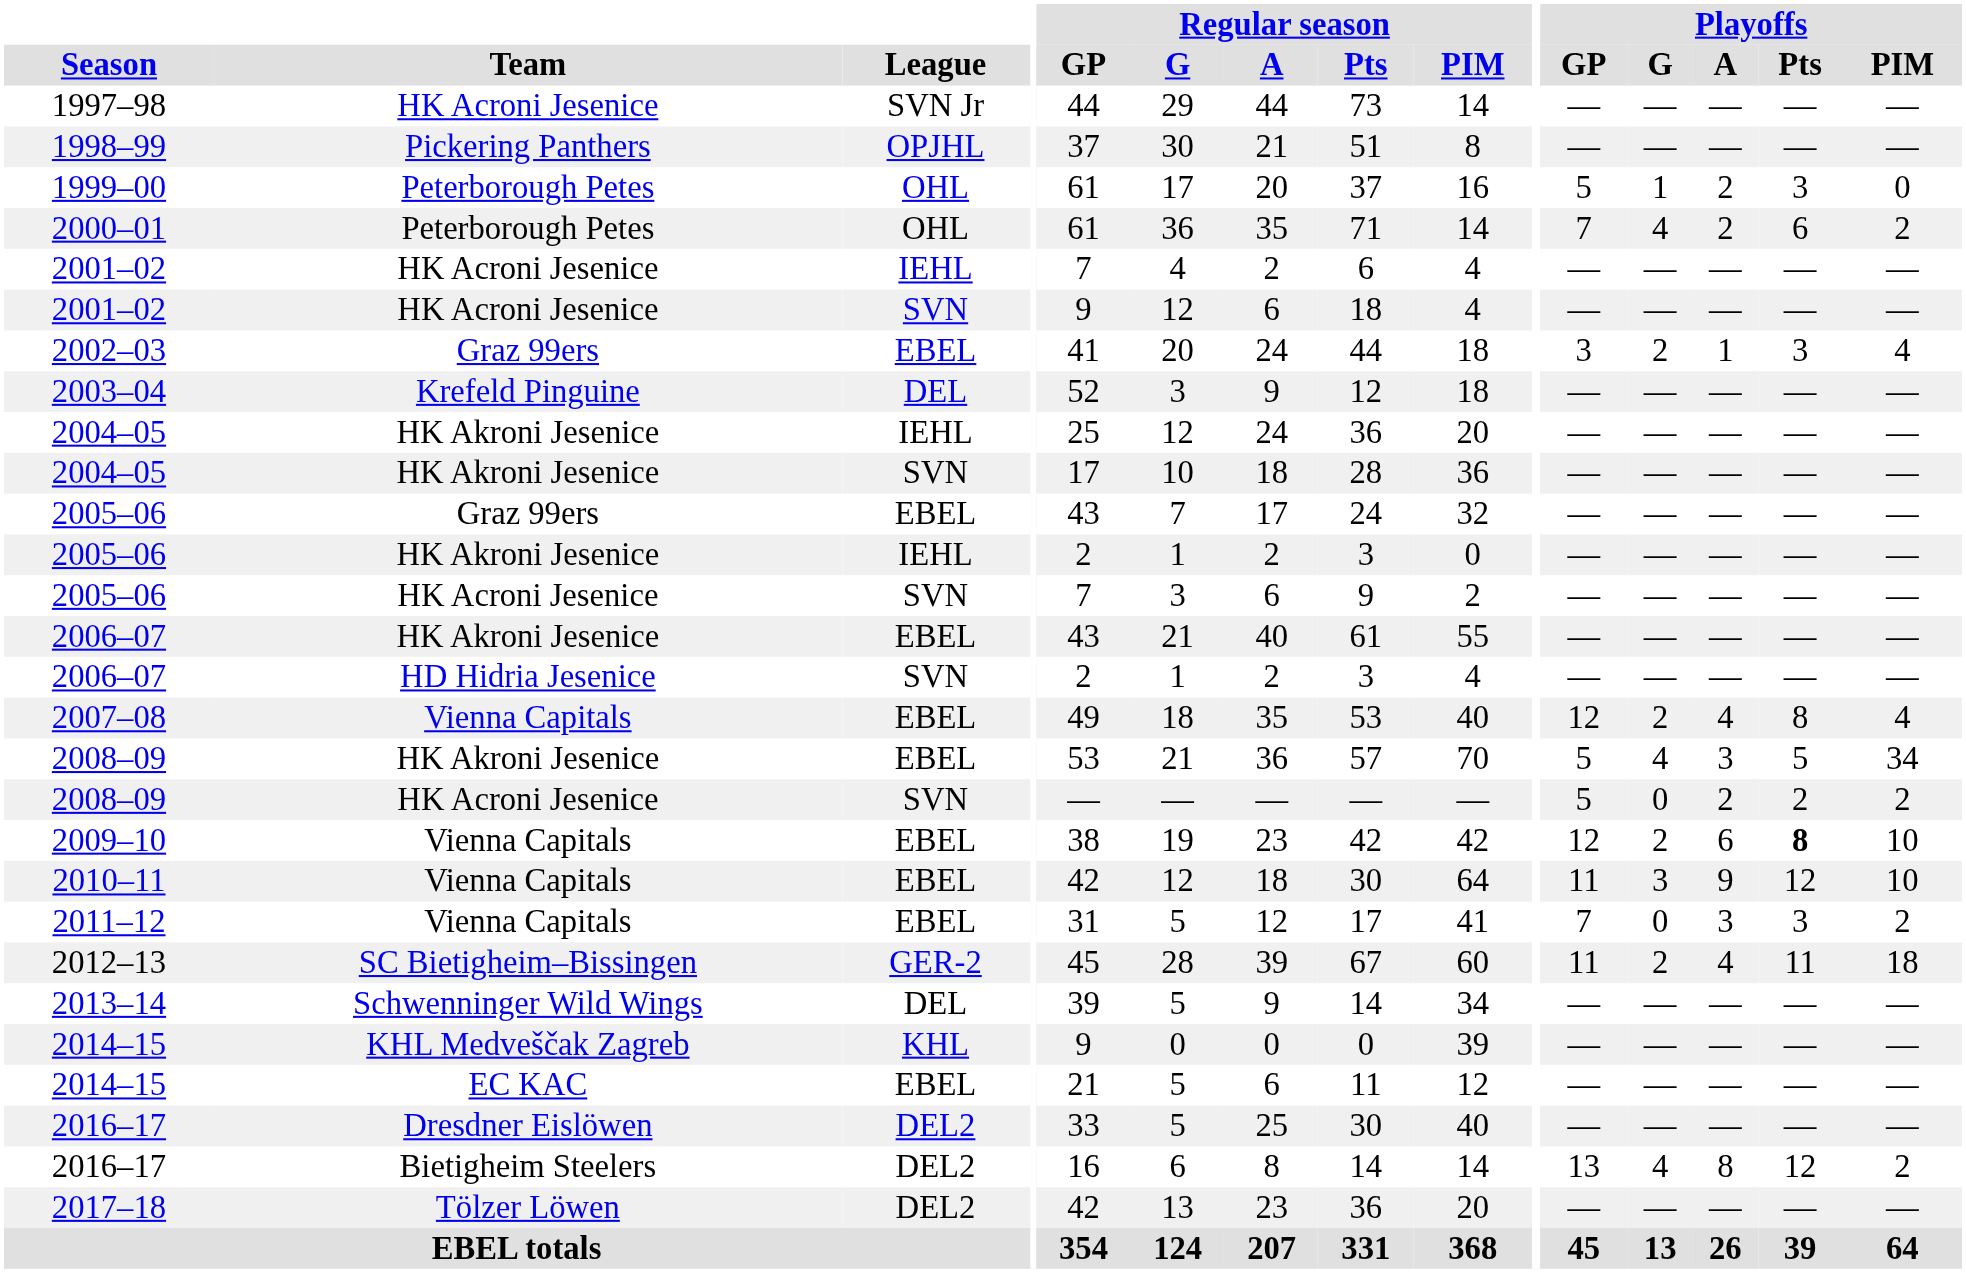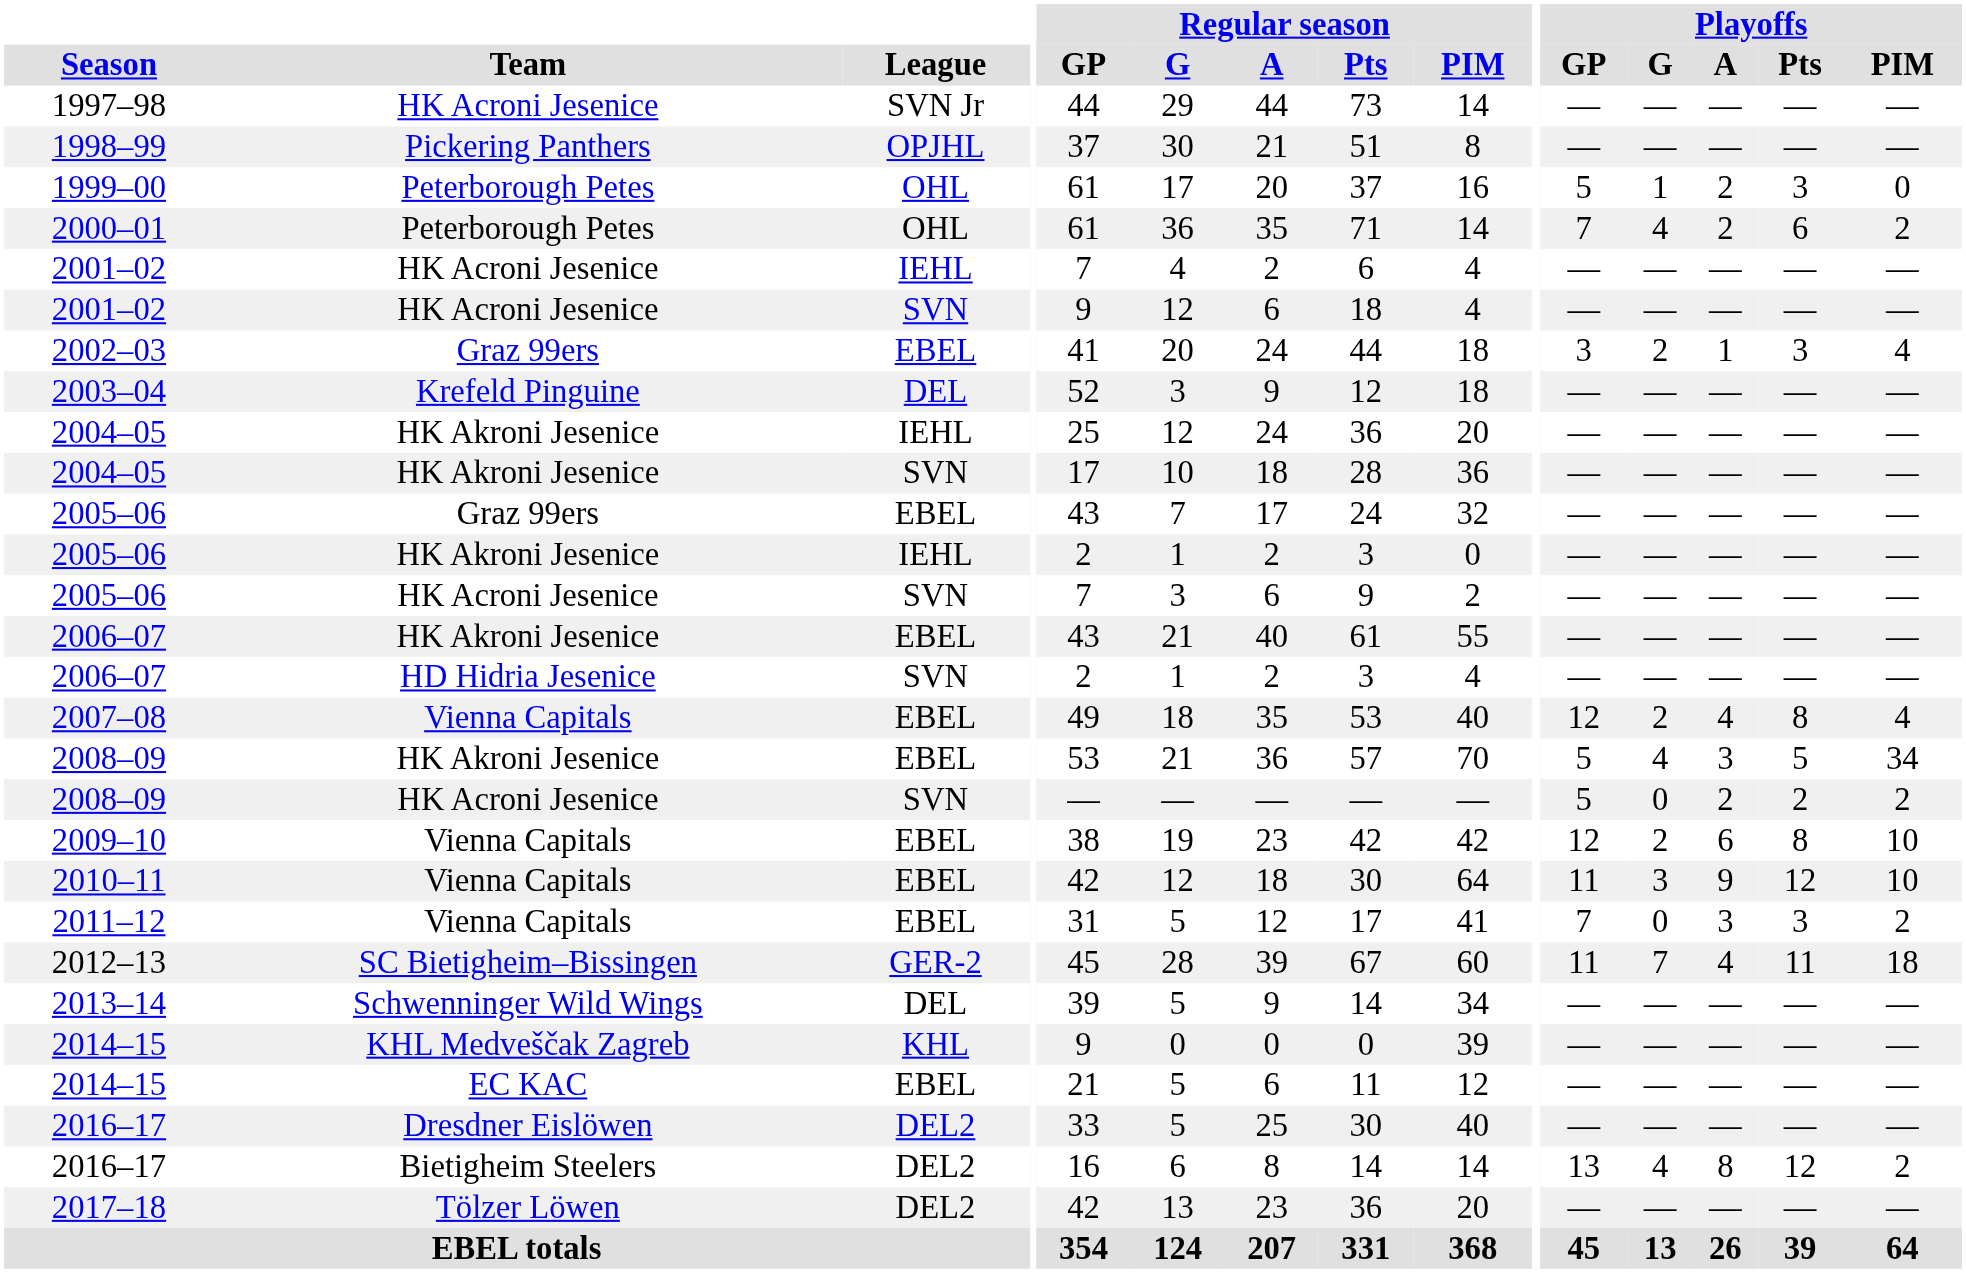(1800, 839) bold -> (1800, 839) normal
(1660, 962) 2 -> (1660, 962) 7
